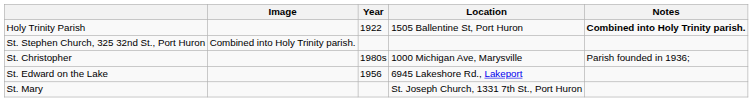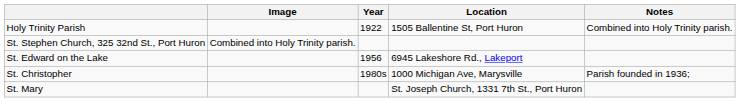(666, 27) bold -> (660, 27) normal
rows swapped: (39, 58) <-> (57, 74)
